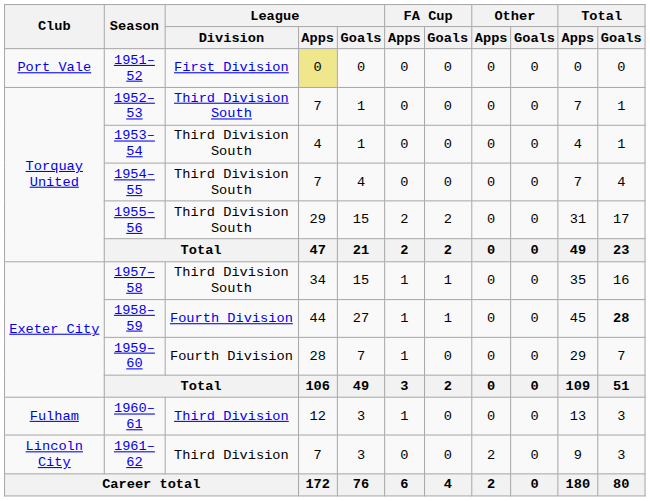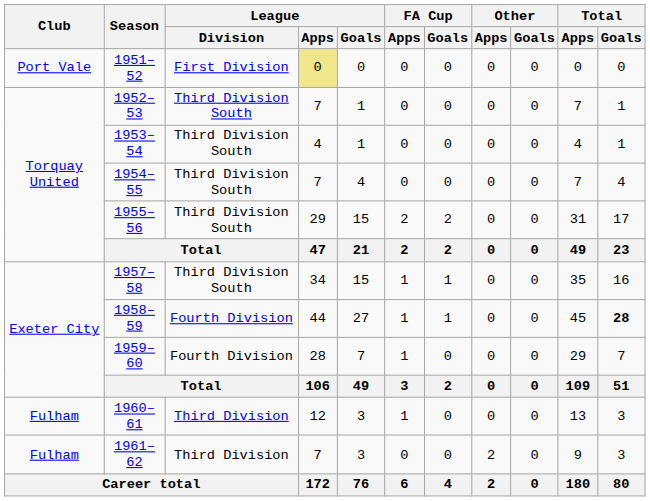(54, 454) Lincoln City -> (54, 454) Fulham
